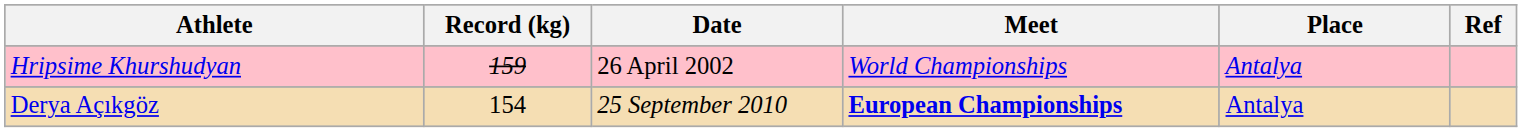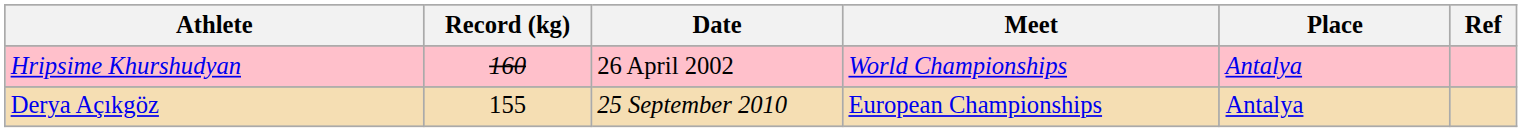(508, 65) 159 -> (508, 65) 160
(508, 106) 154 -> (508, 106) 155
(985, 106) bold -> (975, 106) normal
